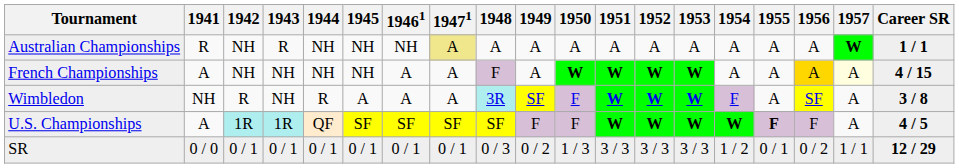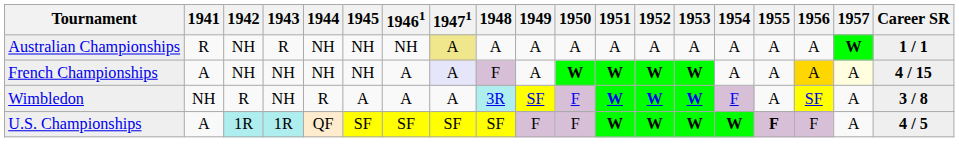(452, 72) no background -> (452, 72) lavender background
- row: (18, 149)
